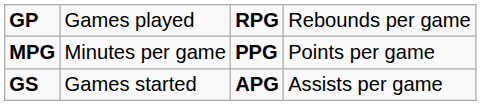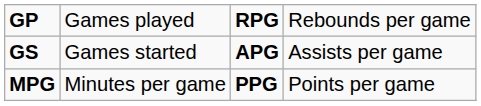rows swapped: (24, 84) <-> (32, 52)
